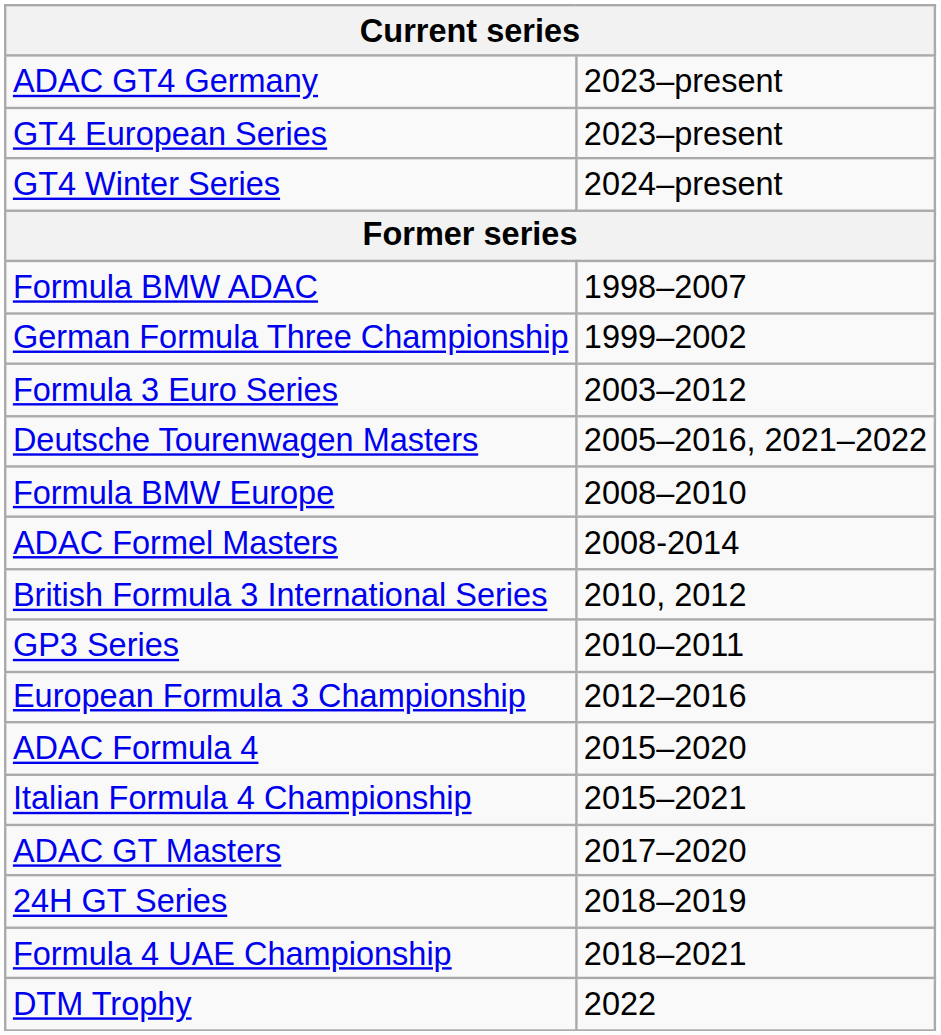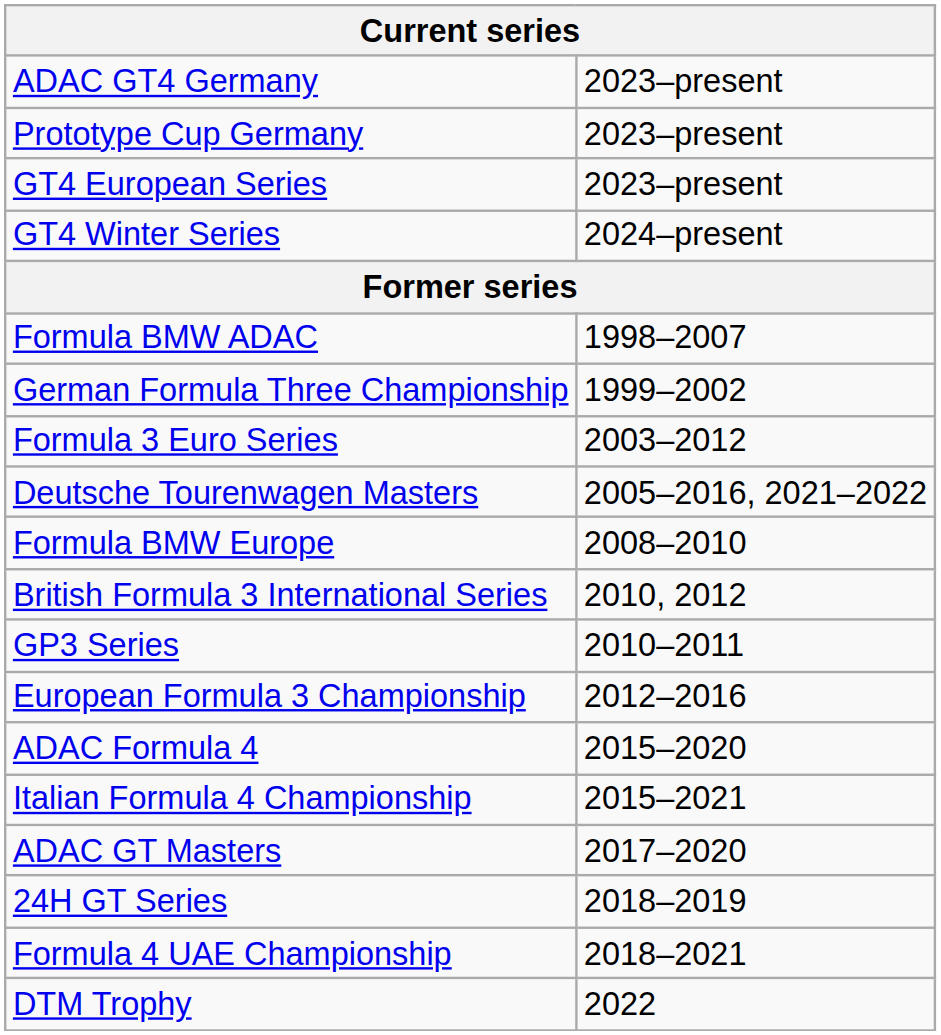+ row: (188, 133)
- row: (175, 543)
